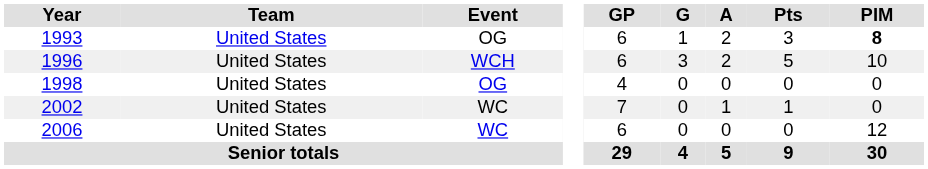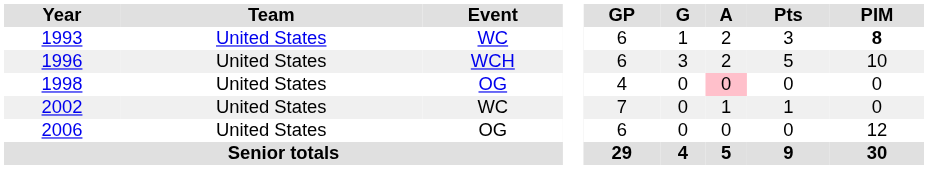(493, 38) OG -> (493, 38) WC
(726, 84) no background -> (726, 84) pink background
(493, 130) WC -> (493, 130) OG
